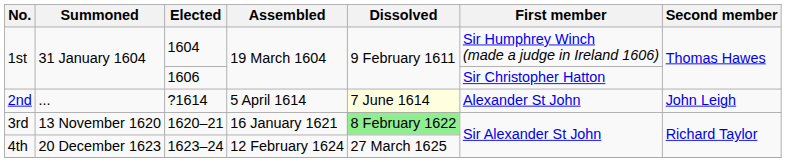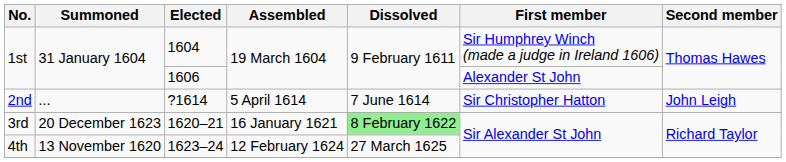(534, 77) Sir Christopher Hatton -> (522, 77) Alexander St John
(390, 100) lightyellow background -> (390, 100) no background
(522, 100) Alexander St John -> (534, 100) Sir Christopher Hatton
(100, 123) 13 November 1620 -> (100, 123) 20 December 1623
(100, 146) 20 December 1623 -> (100, 146) 13 November 1620
